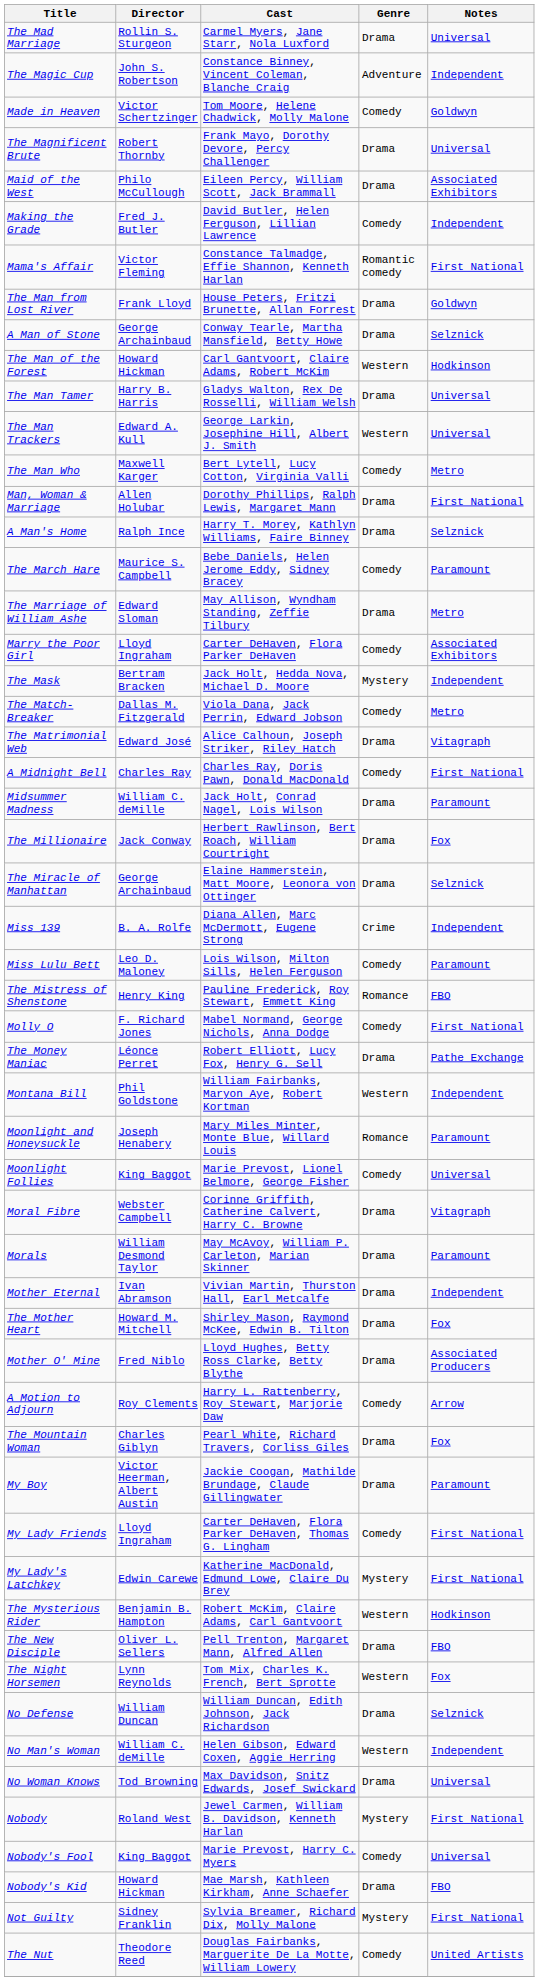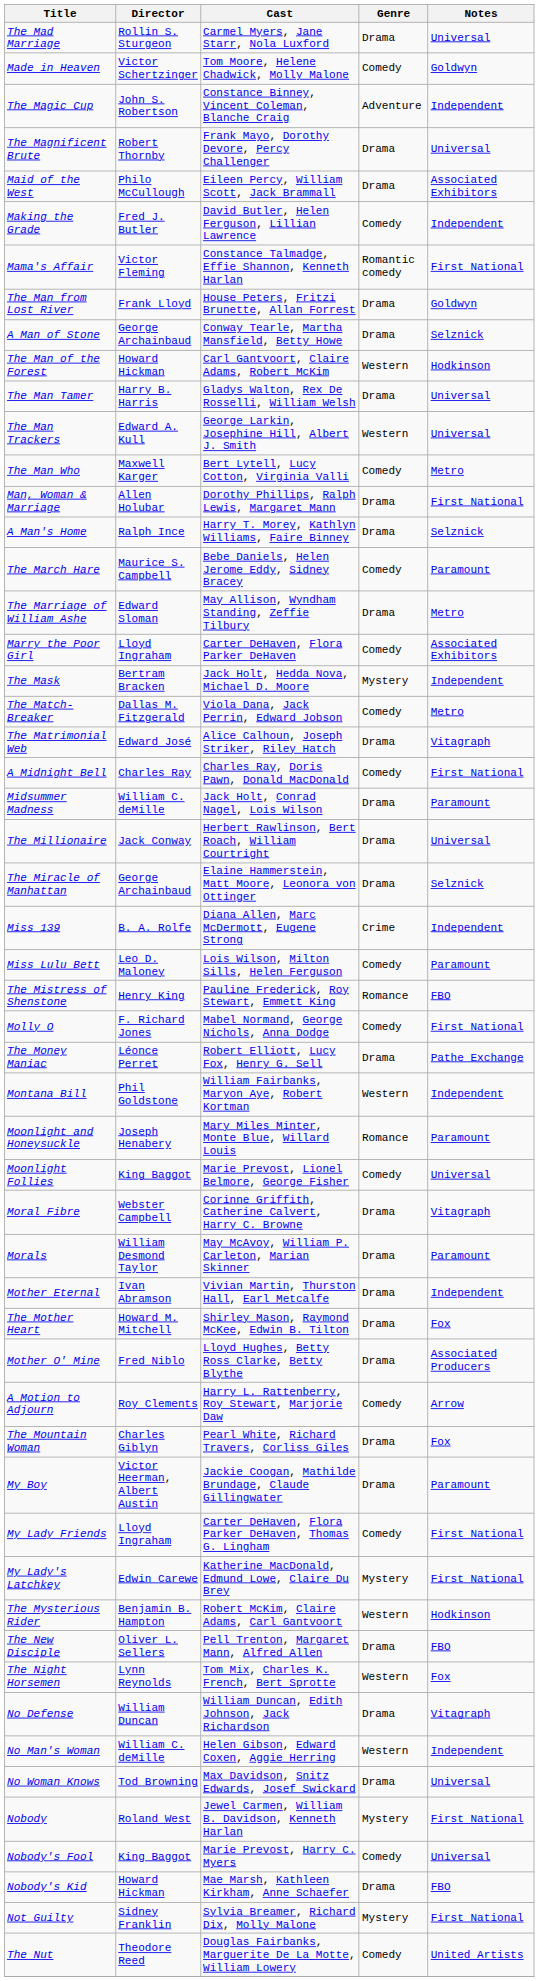rows swapped: (53, 112) <-> (50, 75)
(441, 841) Fox -> (461, 841) Universal
(457, 1714) Selznick -> (461, 1714) Vitagraph
